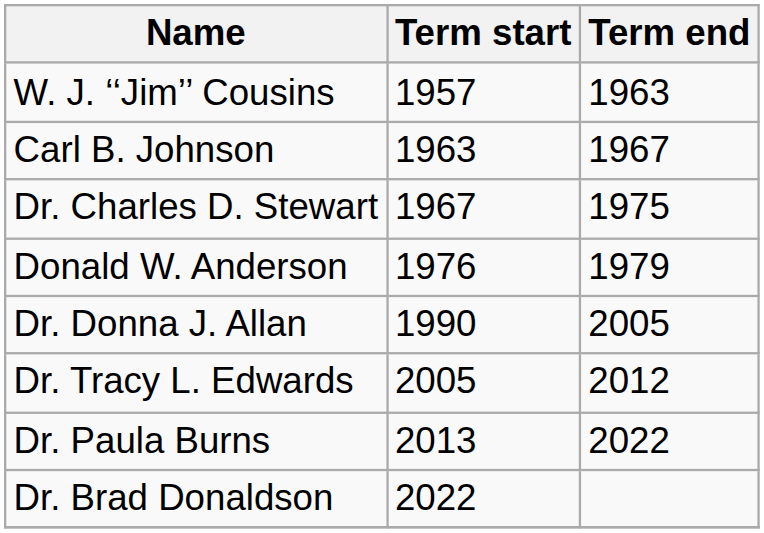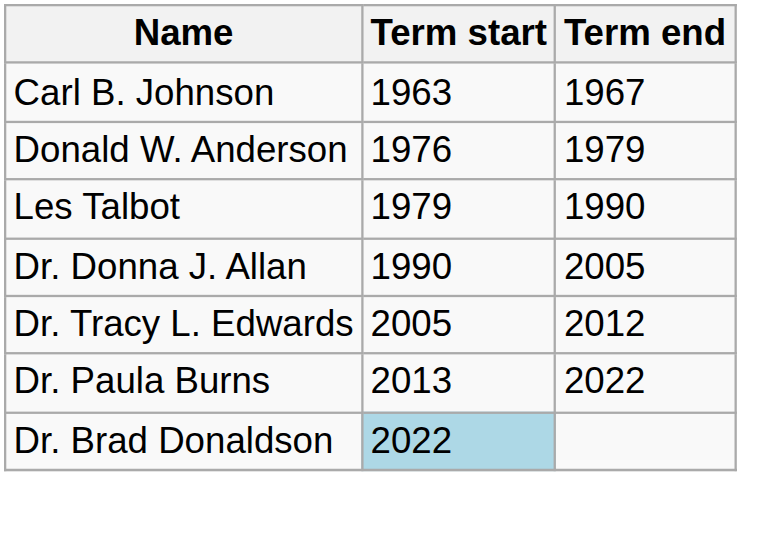- row: (174, 91)
- row: (196, 207)
+ row: (97, 207)
(436, 498) no background -> (411, 440) lightblue background
